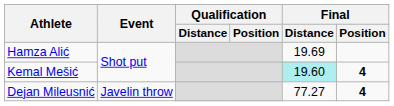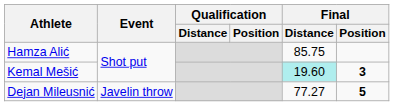(309, 53) 19.69 -> (309, 53) 85.75
(363, 72) 4 -> (363, 72) 3
(363, 92) 4 -> (363, 92) 5
